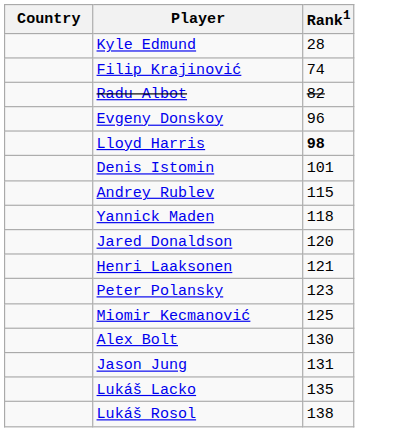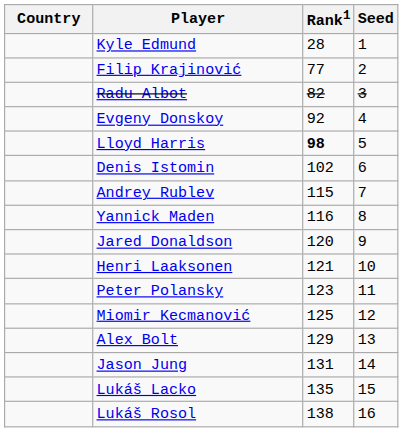+ column: (376, 19)
(316, 70) 74 -> (316, 70) 77
(316, 119) 96 -> (316, 119) 92
(320, 168) 101 -> (320, 168) 102
(320, 217) 118 -> (320, 217) 116
(320, 340) 130 -> (320, 340) 129
